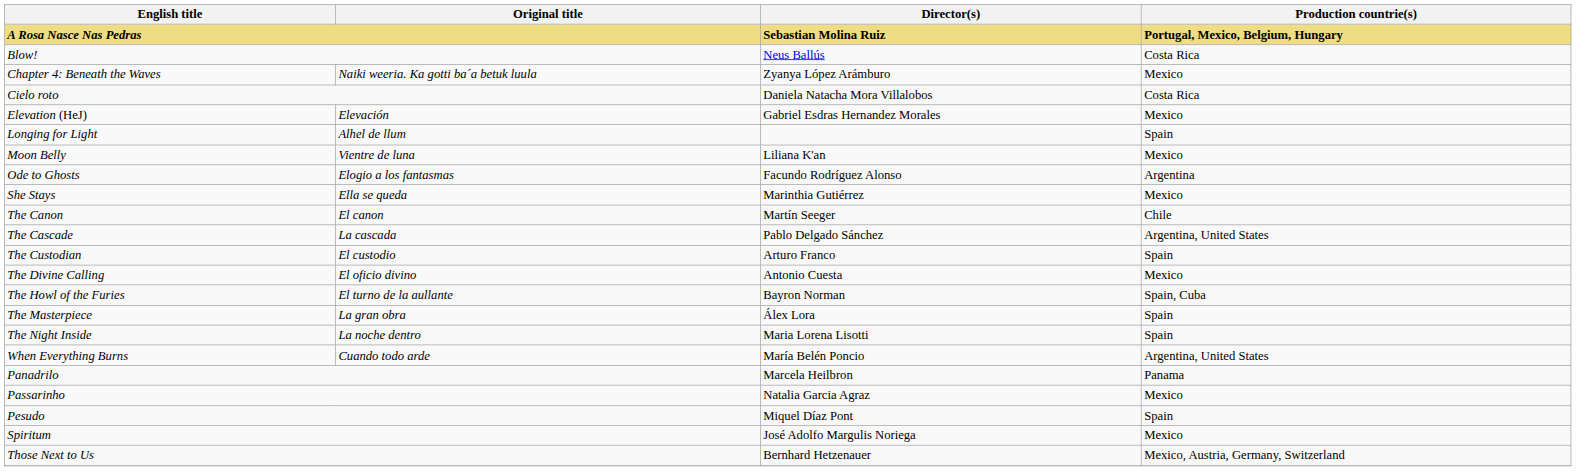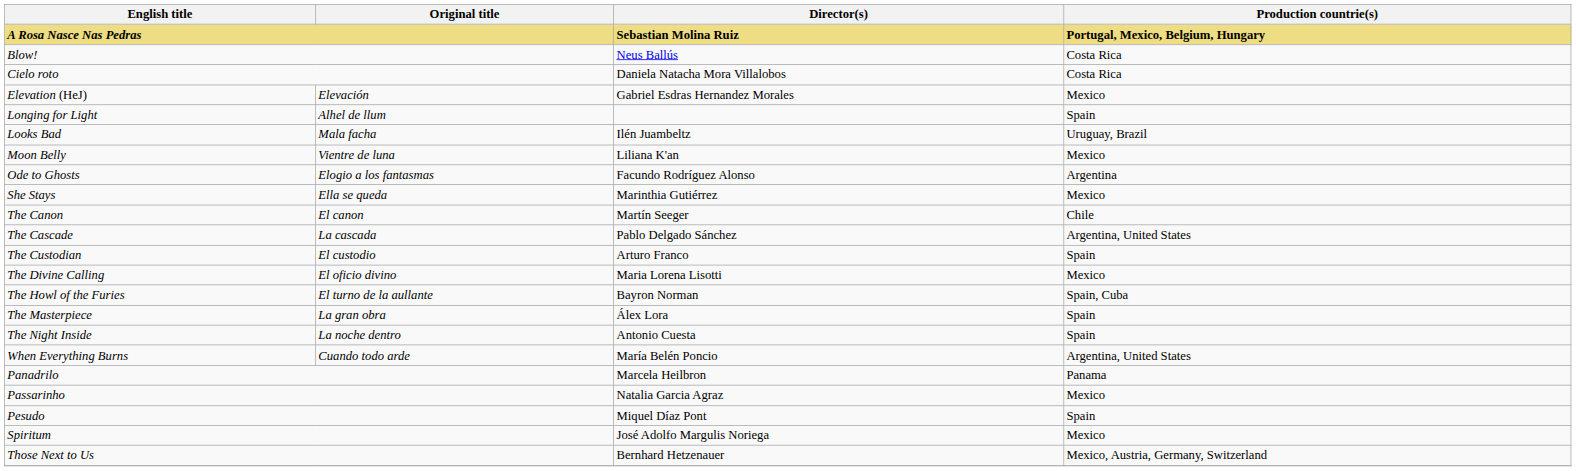- row: (84, 74)
+ row: (34, 134)
(803, 275) Antonio Cuesta -> (669, 275) Maria Lorena Lisotti
(816, 335) Maria Lorena Lisotti -> (656, 335) Antonio Cuesta
